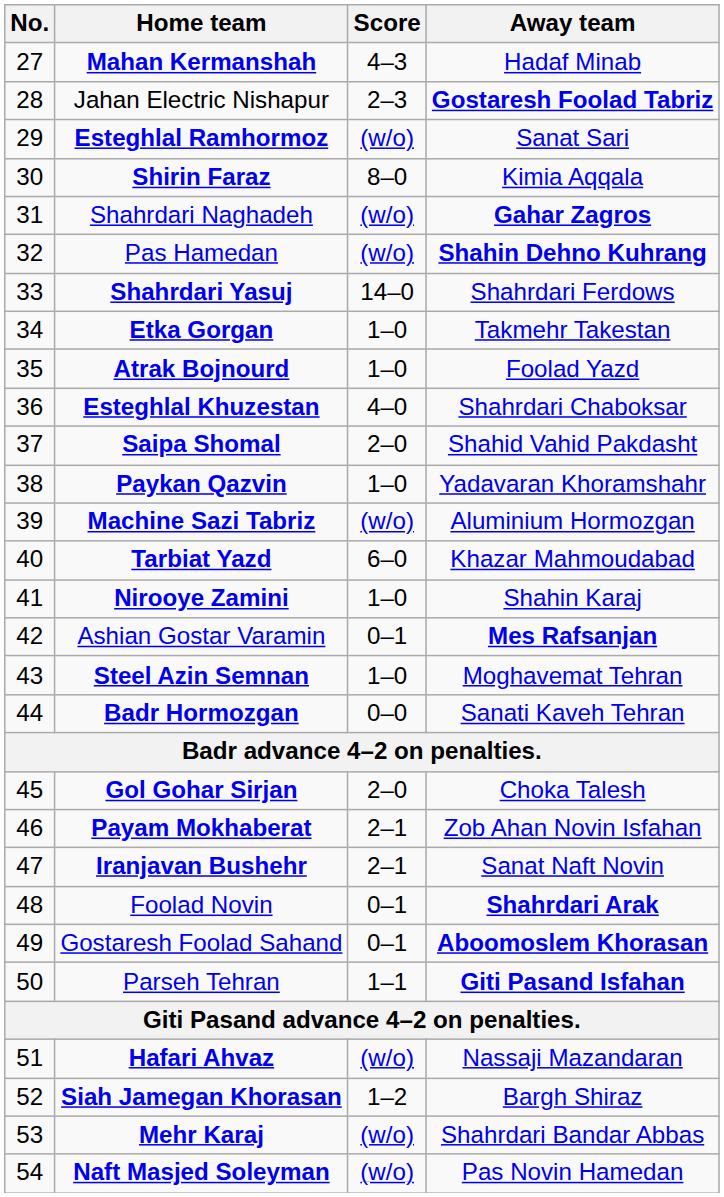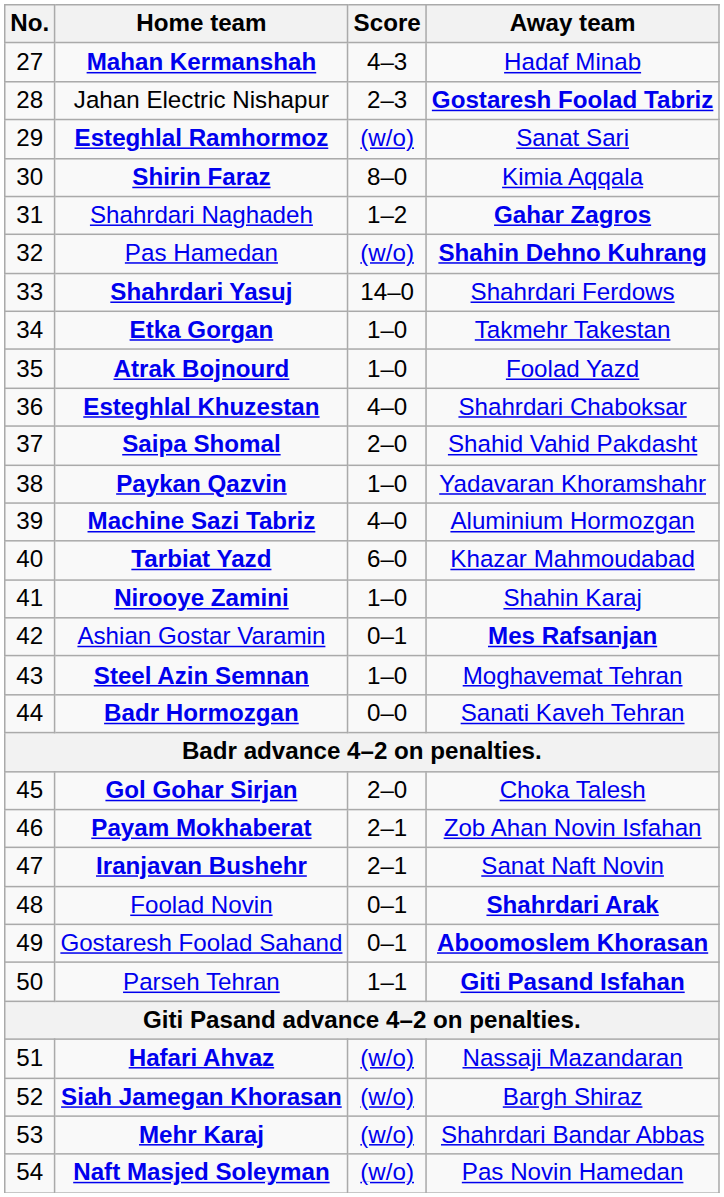(387, 215) (w/o) -> (387, 215) 1–2
(387, 521) (w/o) -> (387, 521) 4–0
(387, 1096) 1–2 -> (387, 1096) (w/o)
